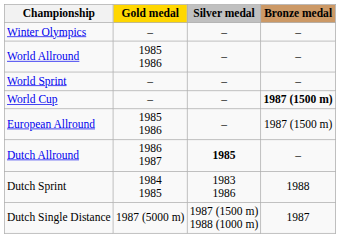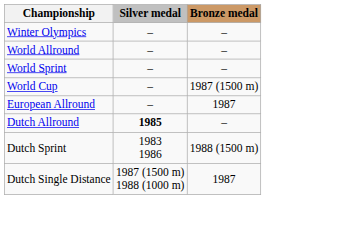- column: (150, 13)
(298, 99) bold -> (224, 86) normal
(298, 124) 1987 (1500 m) -> (224, 104) 1987
(298, 186) 1988 -> (224, 148) 1988 (1500 m)
